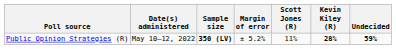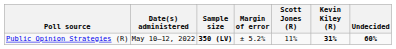(330, 38) 28% -> (330, 38) 31%
(371, 38) 59% -> (371, 38) 60%
